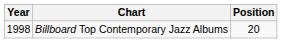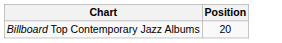- column: (19, 12)
